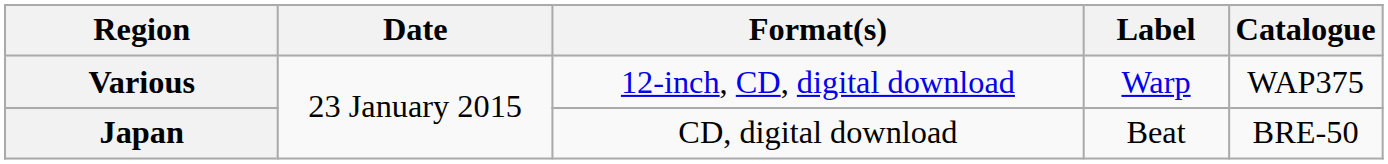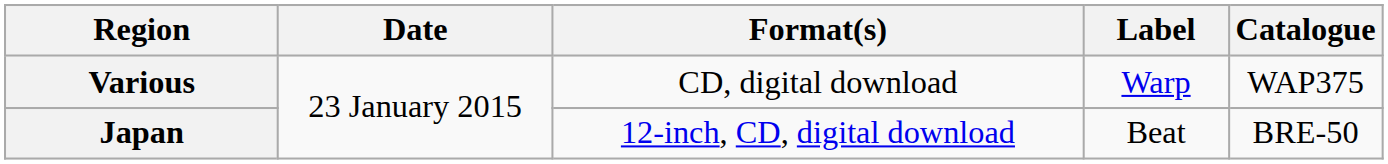(818, 81) 12-inch, CD, digital download -> (818, 81) CD, digital download
(818, 132) CD, digital download -> (818, 132) 12-inch, CD, digital download
